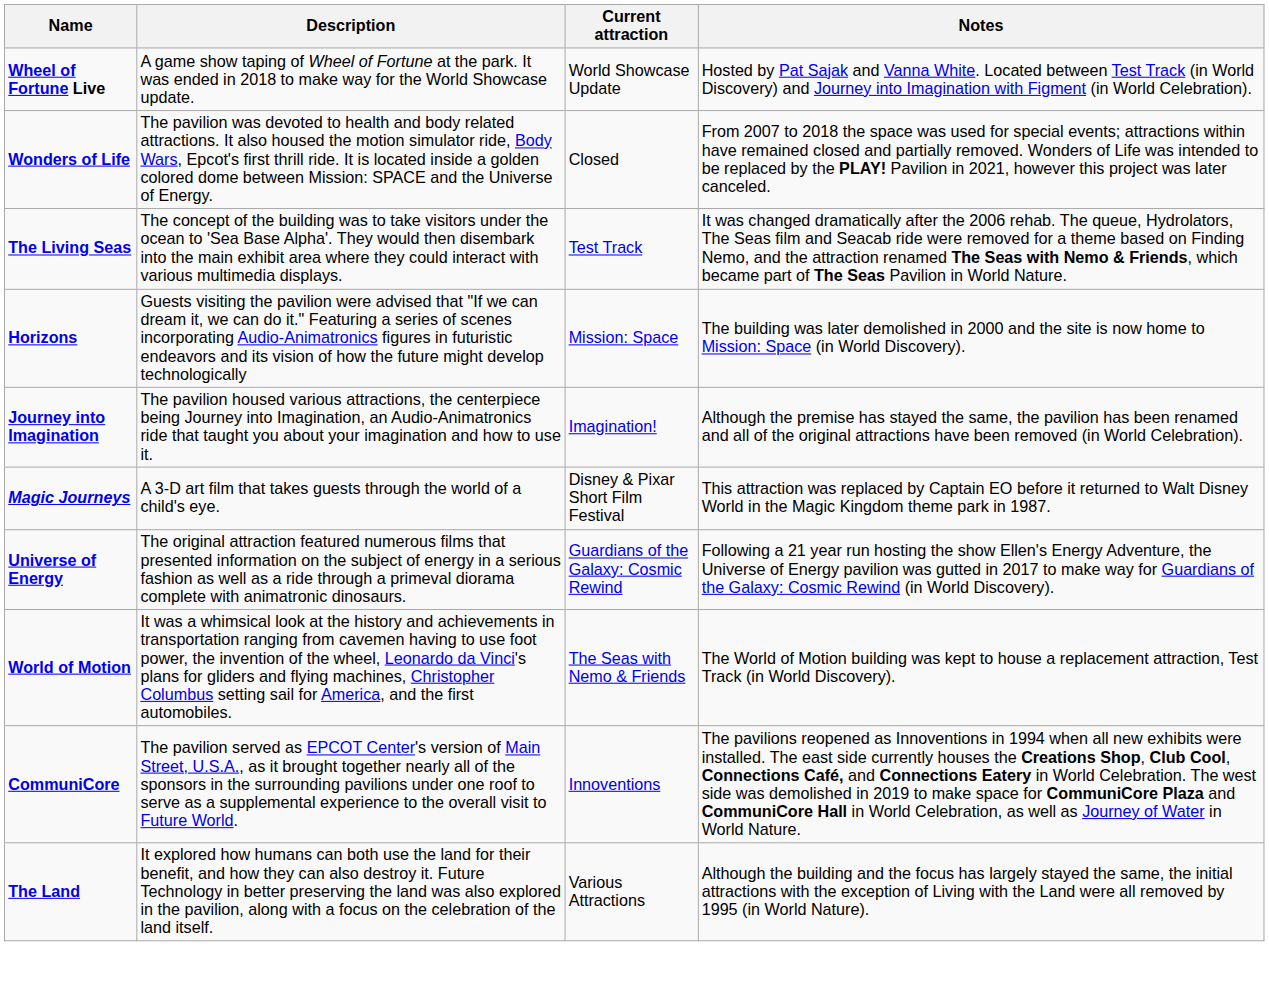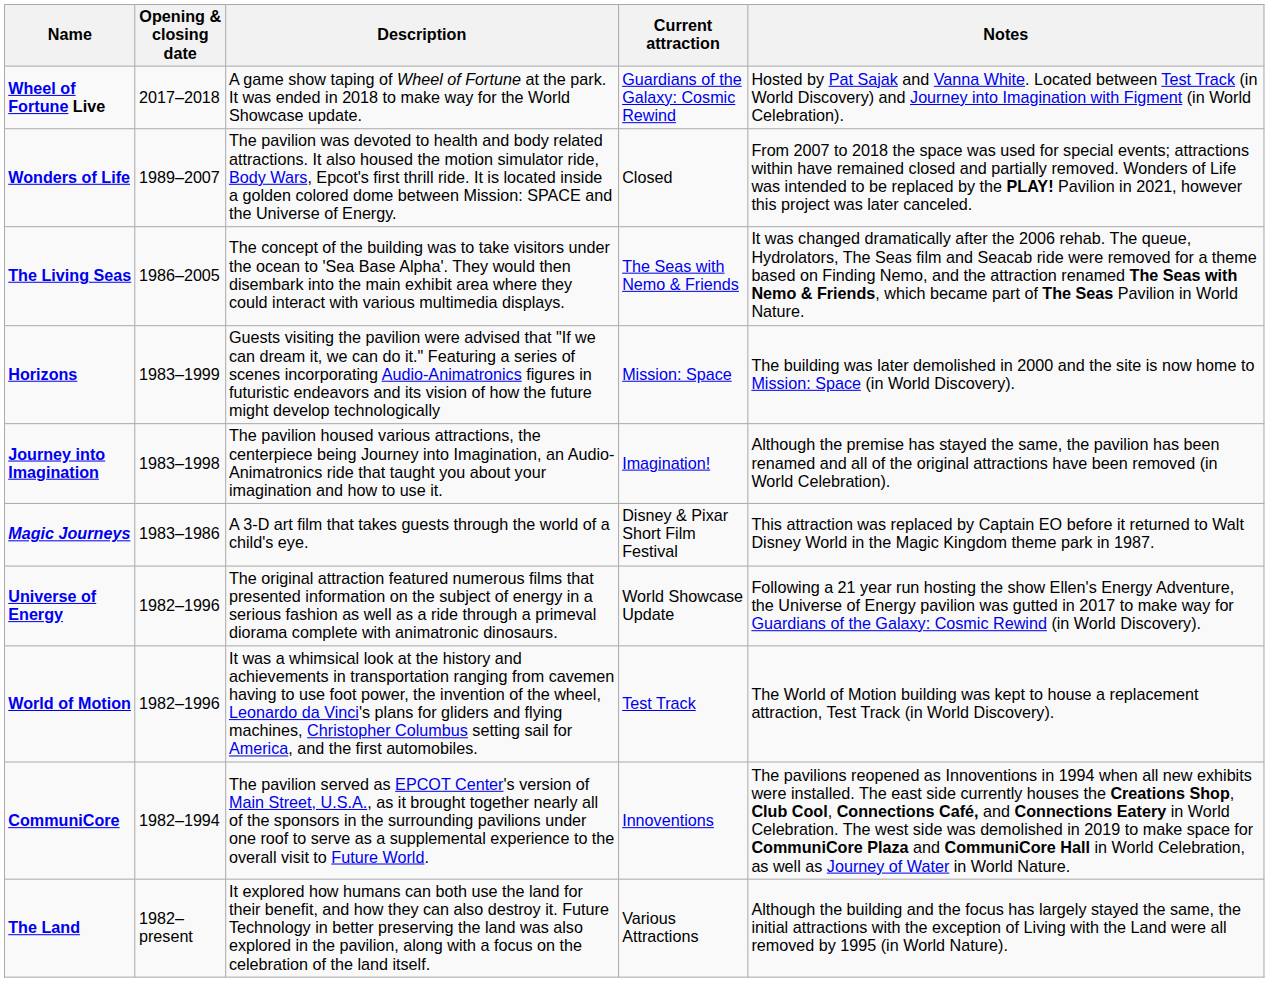+ column: (180, 35)
(629, 79) World Showcase Update -> (682, 97) Guardians of the Galaxy: Cosmic Rewind
(605, 248) Test Track -> (681, 276) The Seas with Nemo & Friends
(628, 569) Guardians of the Galaxy: Cosmic Rewind -> (683, 605) World Showcase Update
(627, 667) The Seas with Nemo & Friends -> (659, 704) Test Track
